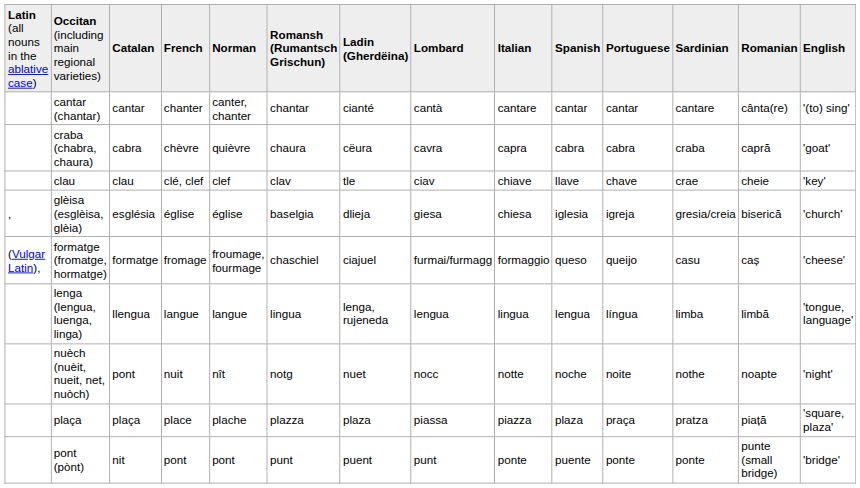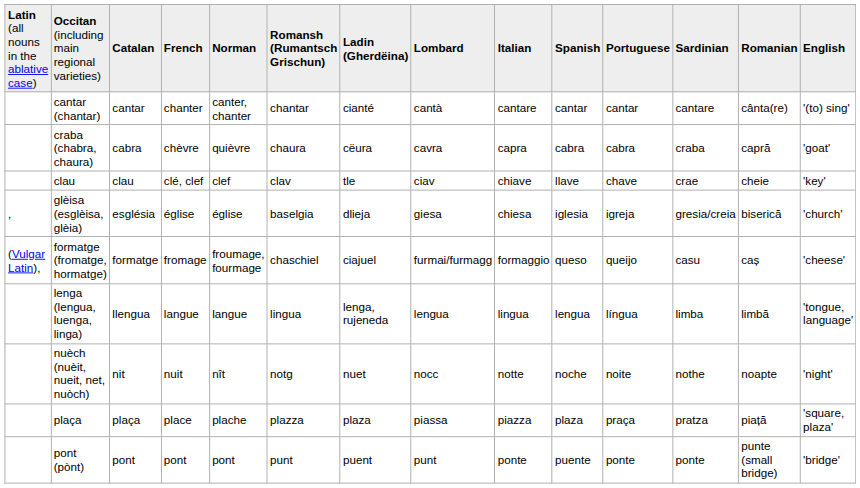(124, 374) pont -> (119, 374) nit
(119, 460) nit -> (124, 460) pont
